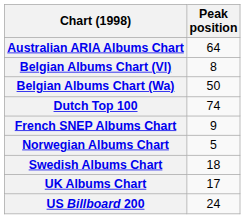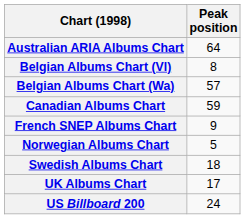(213, 86) 50 -> (213, 86) 57
+ row: (96, 106)
- row: (96, 106)
